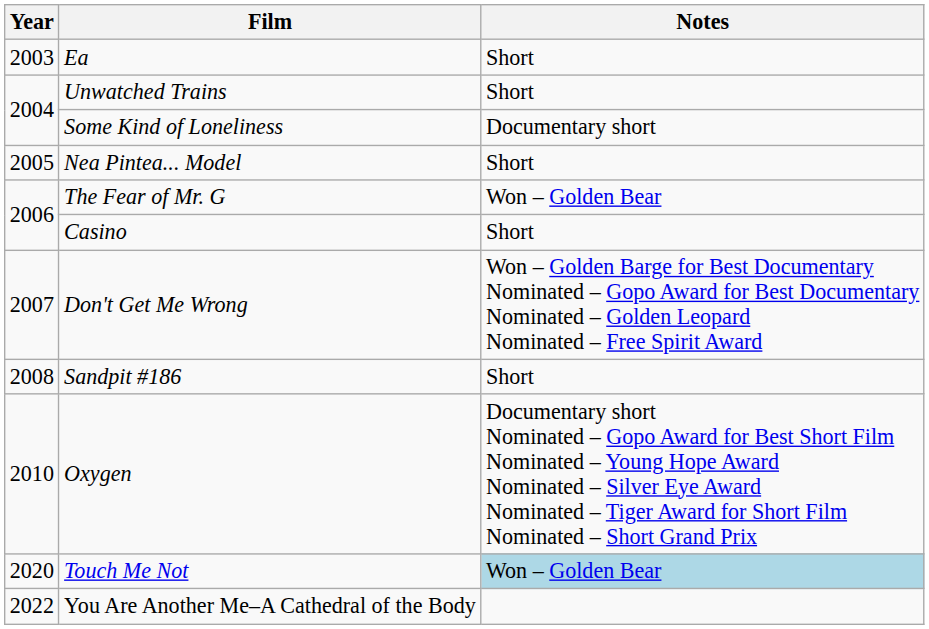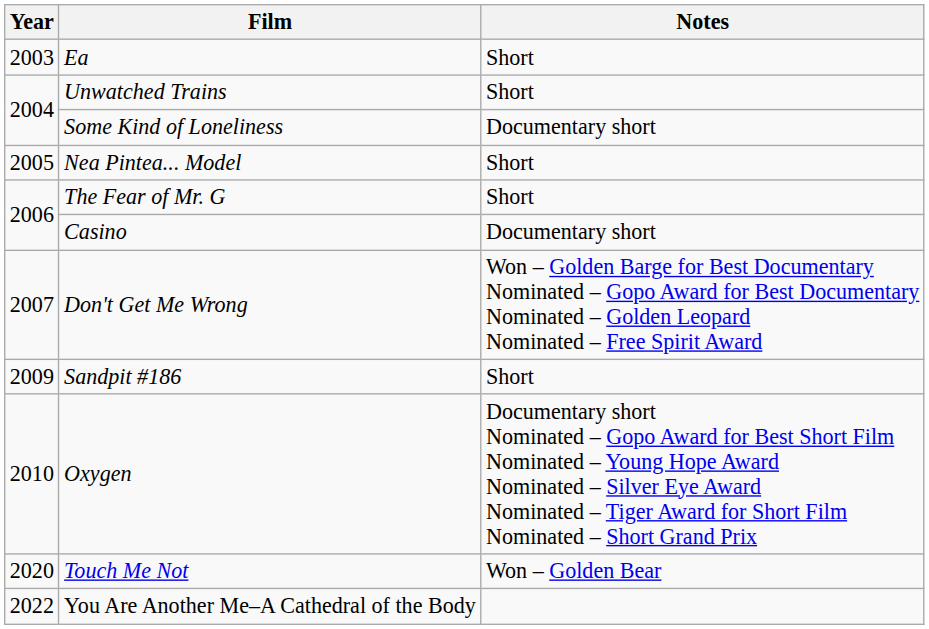(574, 197) Won – Golden Bear -> (510, 197) Short
(510, 232) Short -> (571, 232) Documentary short
(32, 376) 2008 -> (32, 376) 2009
(574, 570) lightblue background -> (574, 570) no background
